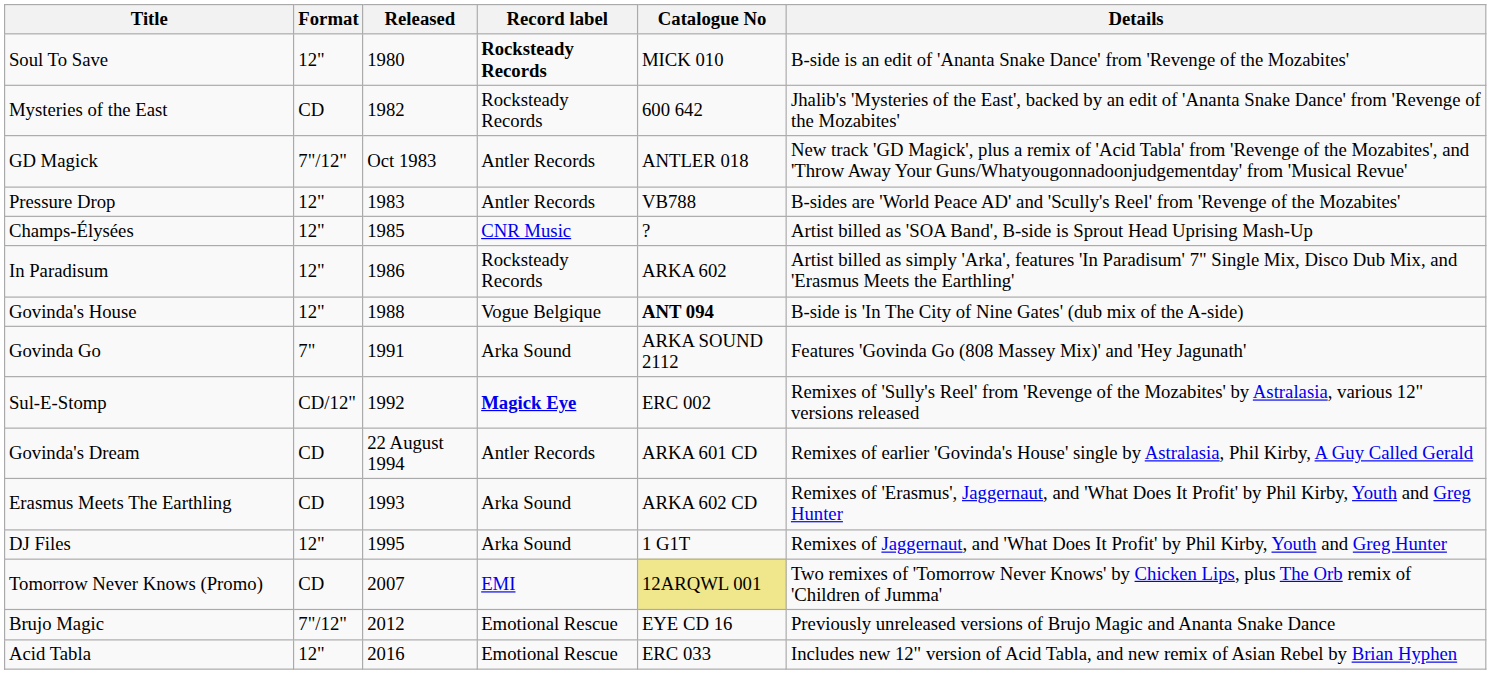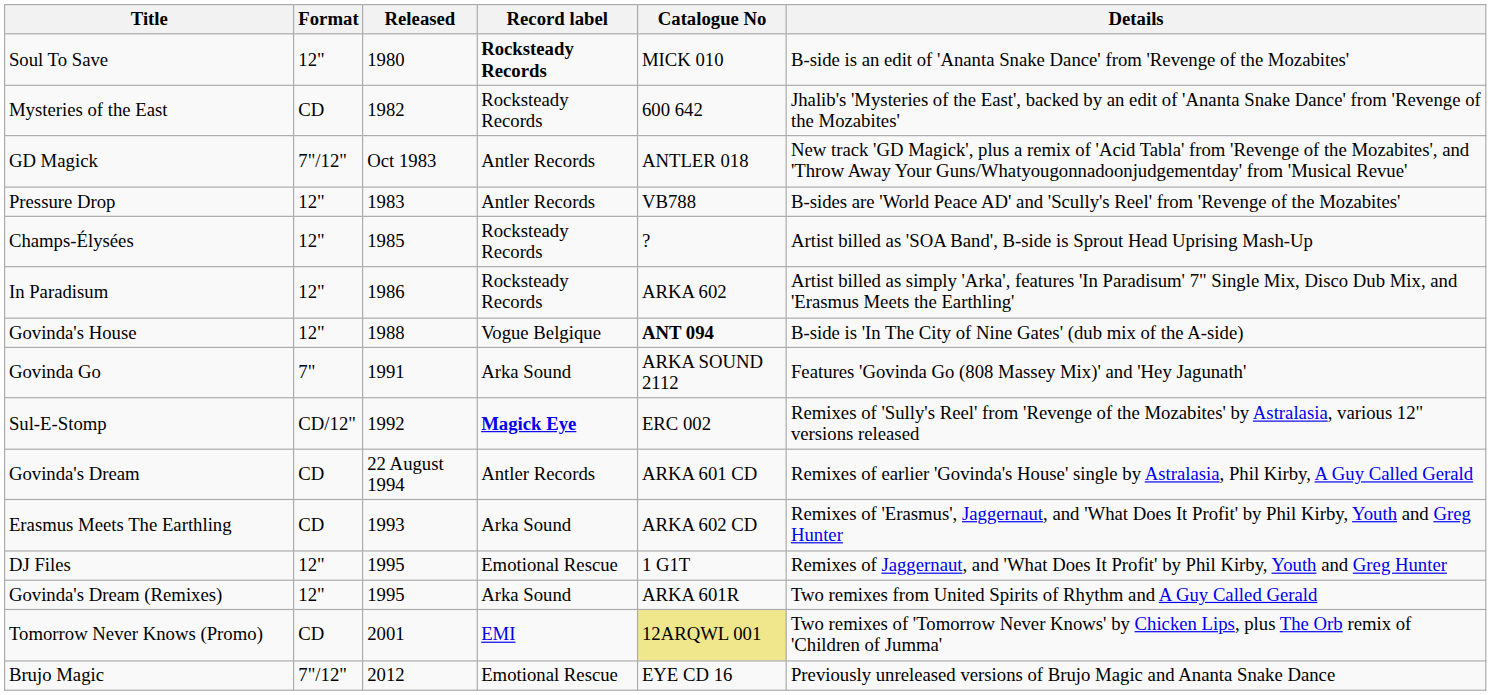(526, 230) CNR Music -> (525, 241) Rocksteady Records
(526, 544) Arka Sound -> (550, 565) Emotional Rescue
+ row: (116, 594)
(386, 584) 2007 -> (386, 635) 2001
- row: (50, 654)
